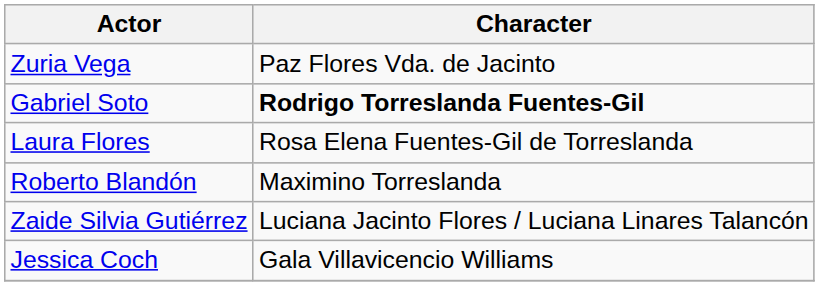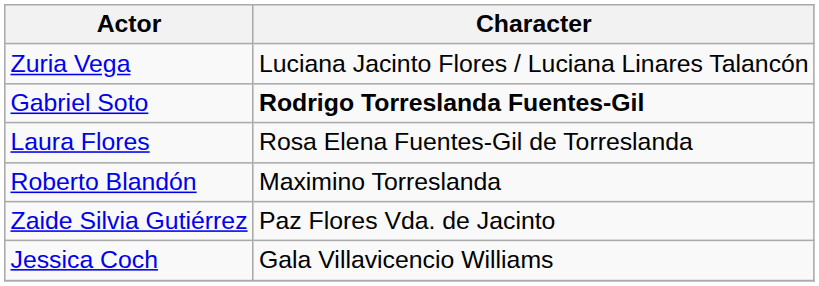(407, 63) Paz Flores Vda. de Jacinto -> (534, 63) Luciana Jacinto Flores / Luciana Linares Talancón
(534, 220) Luciana Jacinto Flores / Luciana Linares Talancón -> (407, 220) Paz Flores Vda. de Jacinto
